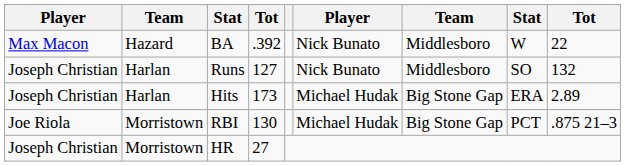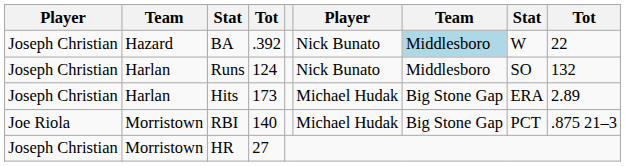(48, 43) Max Macon -> (63, 43) Joseph Christian
(448, 43) no background -> (448, 43) lightblue background
(265, 69) 127 -> (265, 69) 124
(265, 122) 130 -> (265, 122) 140
